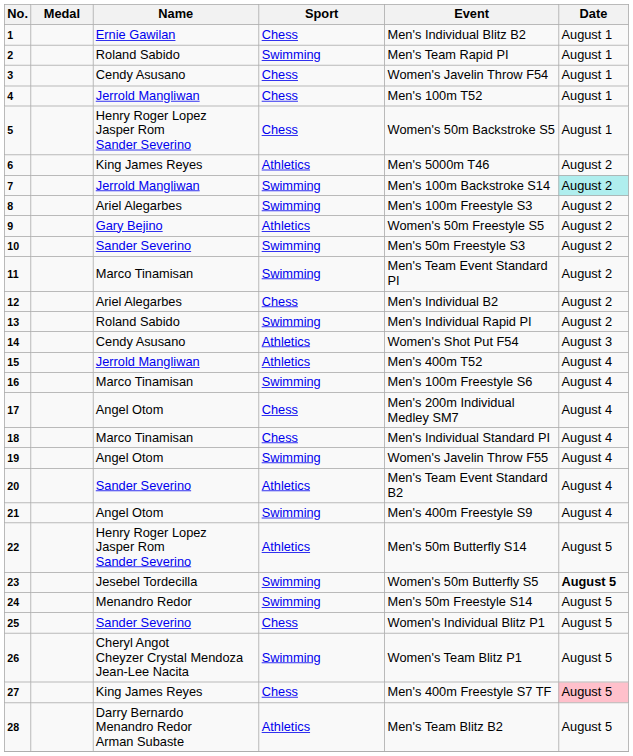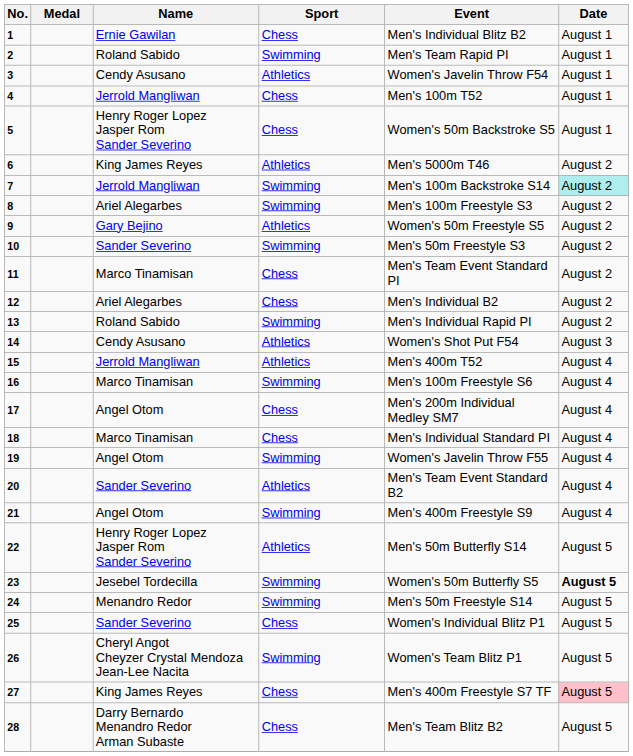(280, 75) Chess -> (286, 75) Athletics
(291, 273) Swimming -> (280, 273) Chess
(286, 727) Athletics -> (280, 727) Chess
